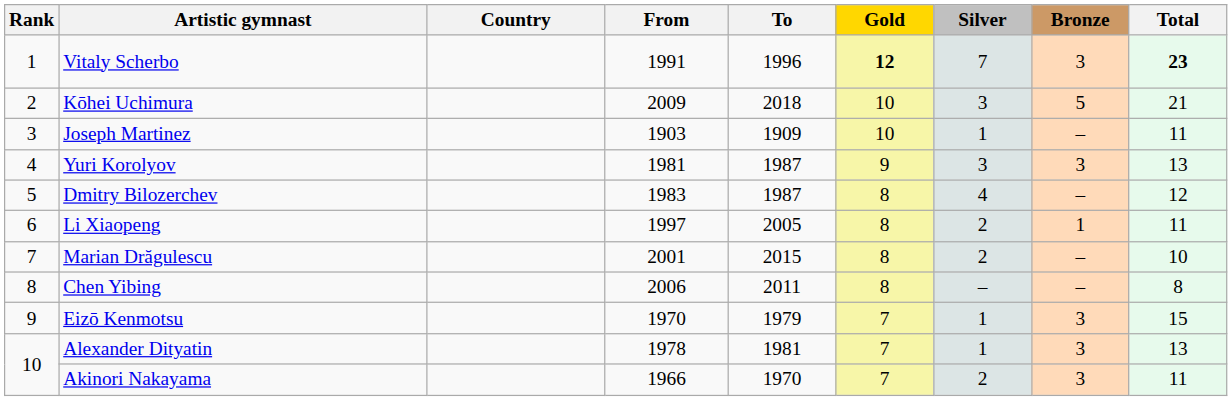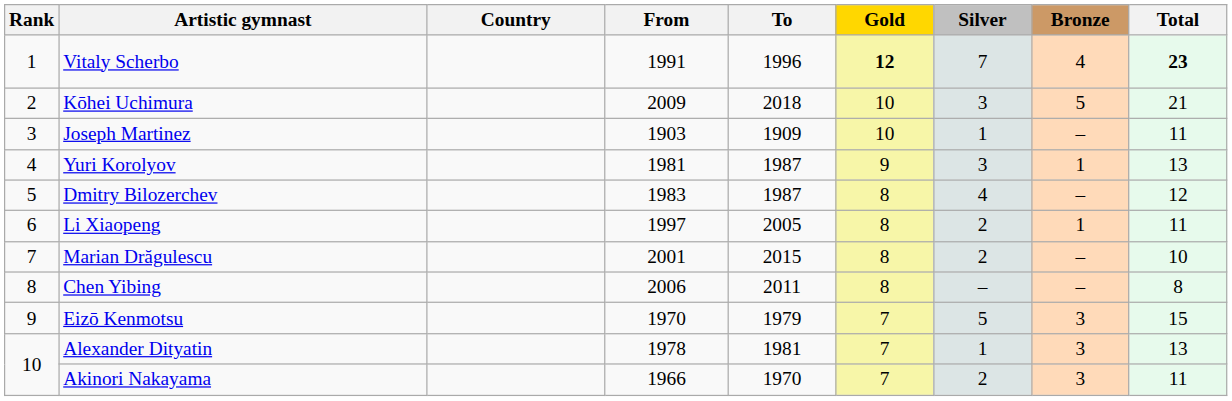(1080, 61) 3 -> (1080, 61) 4
(1080, 164) 3 -> (1080, 164) 1
(982, 317) 1 -> (982, 317) 5
